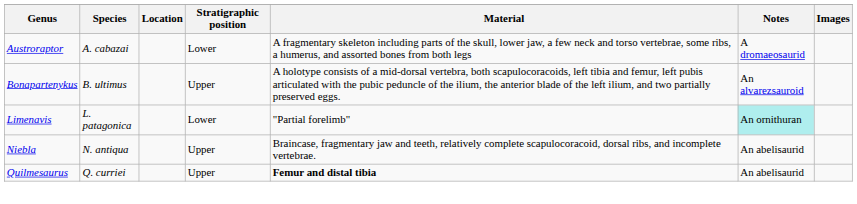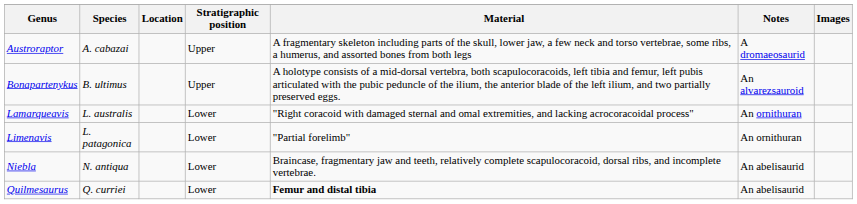(202, 48) Lower -> (201, 48) Upper
+ row: (38, 113)
(771, 119) paleturquoise background -> (771, 137) no background
(201, 149) Upper -> (202, 166) Lower
(201, 172) Upper -> (202, 190) Lower
